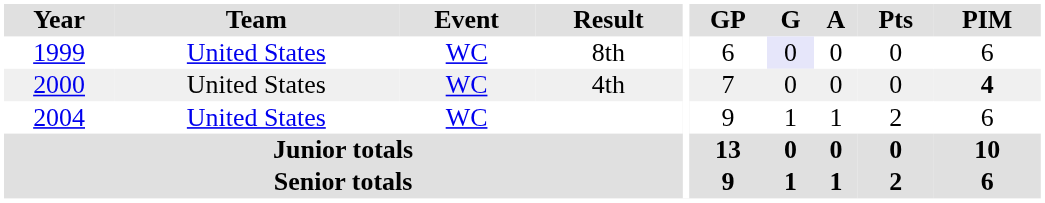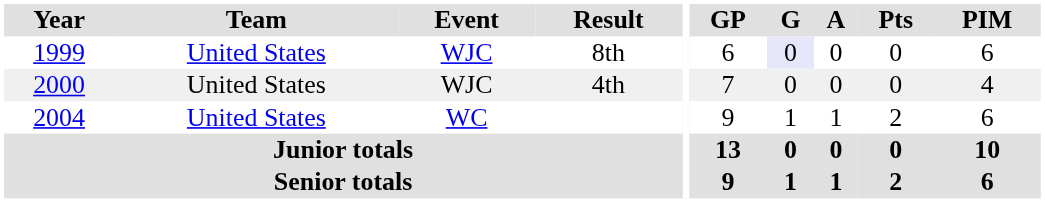(467, 52) WC -> (467, 52) WJC
(467, 84) WC -> (467, 84) WJC
(987, 84) bold -> (987, 84) normal
